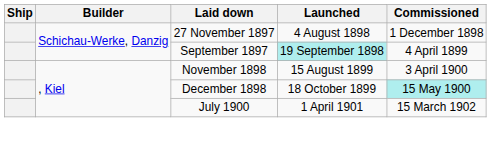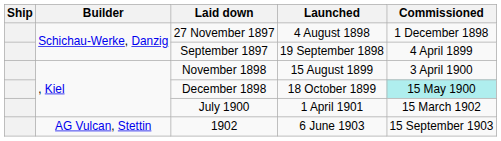(332, 51) paleturquoise background -> (332, 51) no background
+ row: (224, 126)
